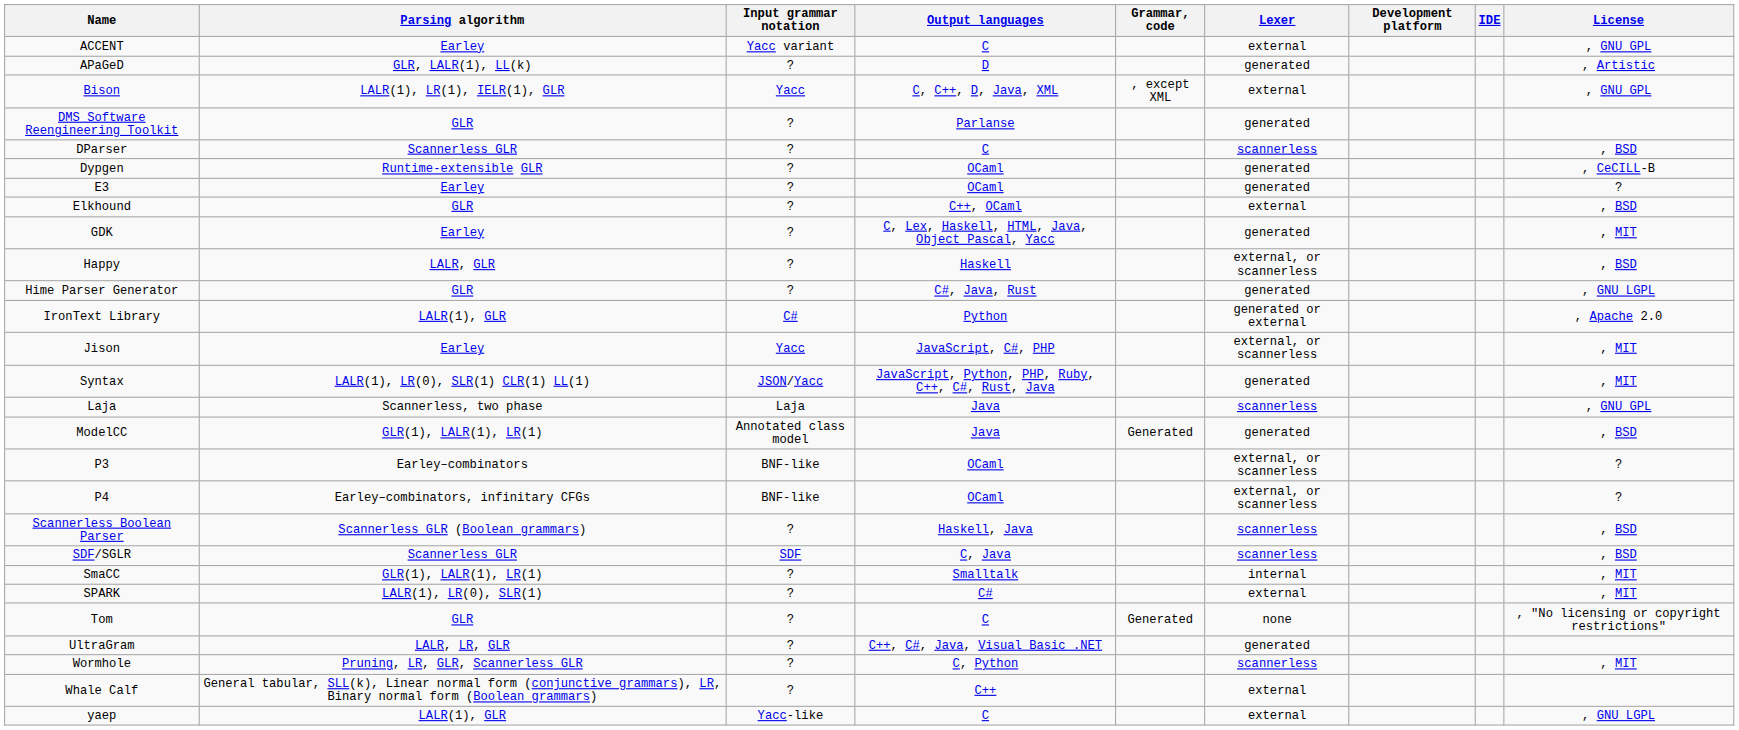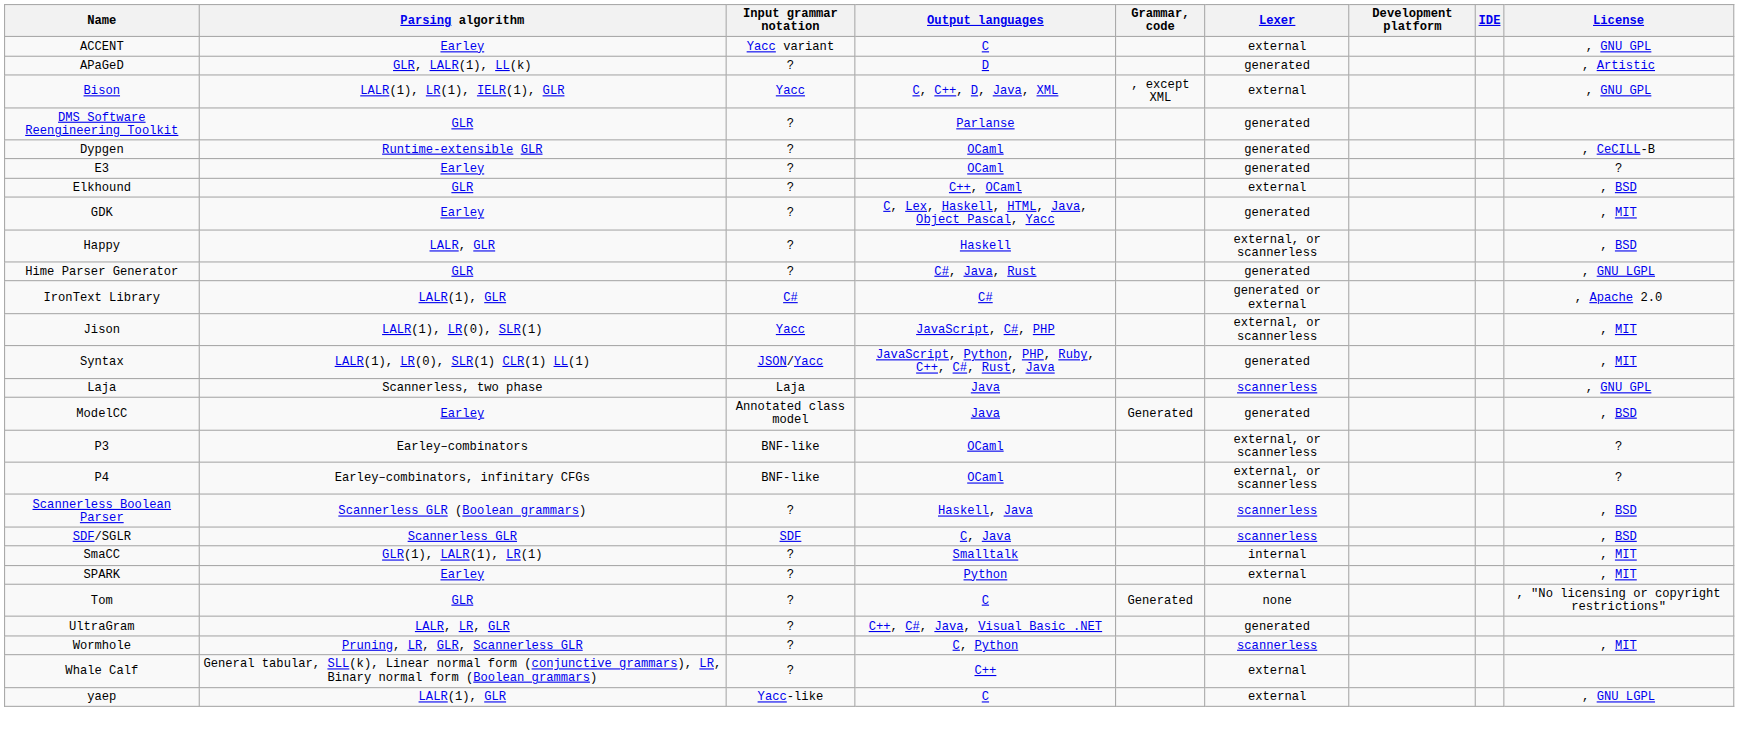- row: (102, 150)
(985, 317) Python -> (985, 297) C#
(462, 349) Earley -> (462, 330) LALR(1), LR(0), SLR(1)
(462, 433) GLR(1), LALR(1), LR(1) -> (462, 414) Earley
(462, 594) LALR(1), LR(0), SLR(1) -> (462, 575) Earley
(985, 594) C# -> (985, 575) Python
